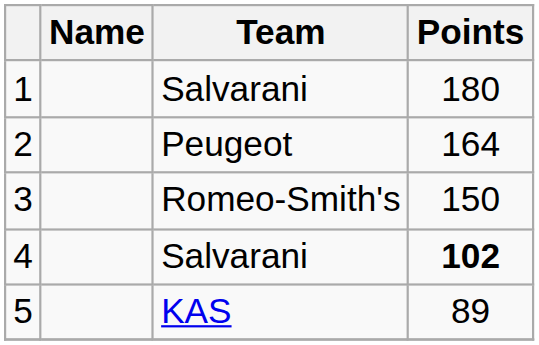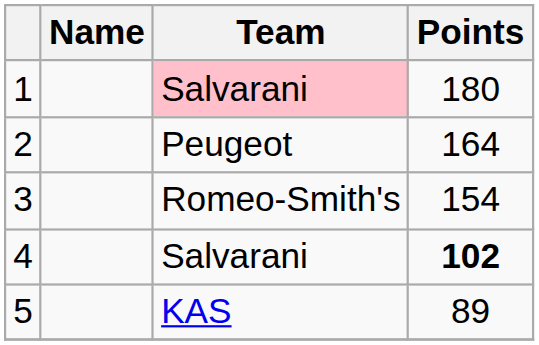(235, 88) no background -> (235, 88) pink background
(471, 199) 150 -> (471, 199) 154
